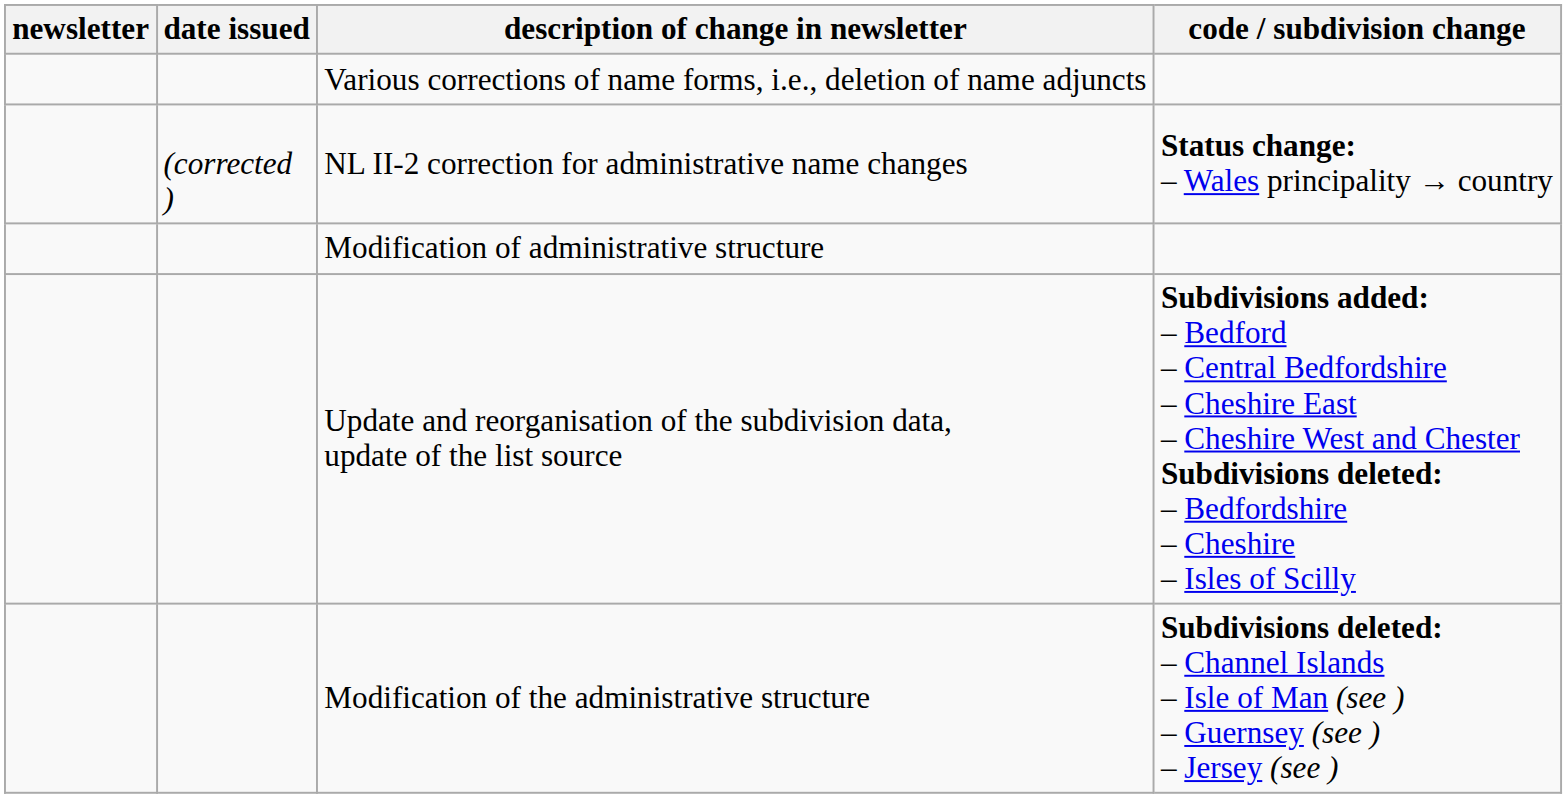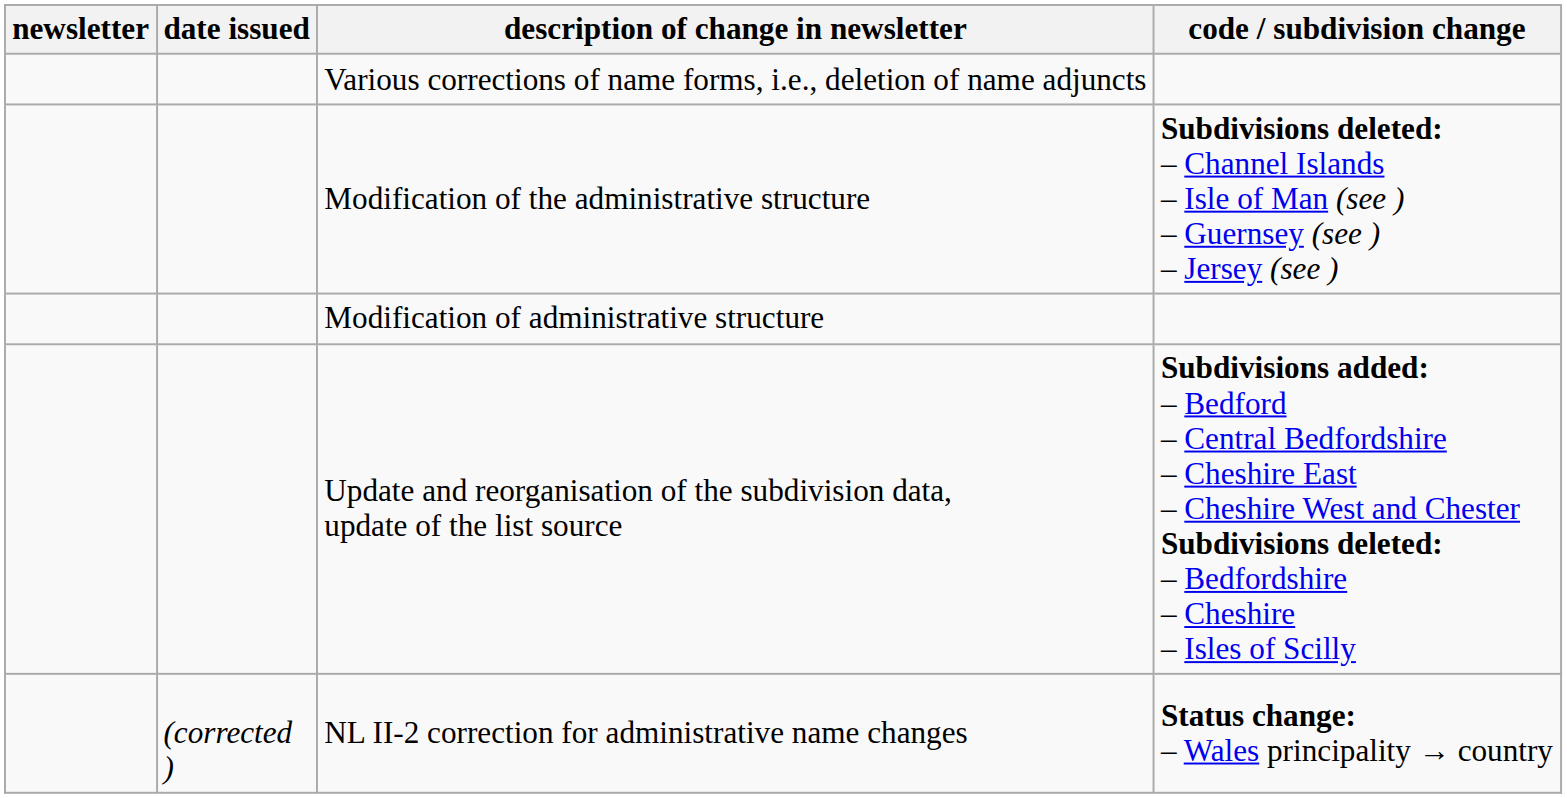rows swapped: (597, 697) <-> (646, 163)
